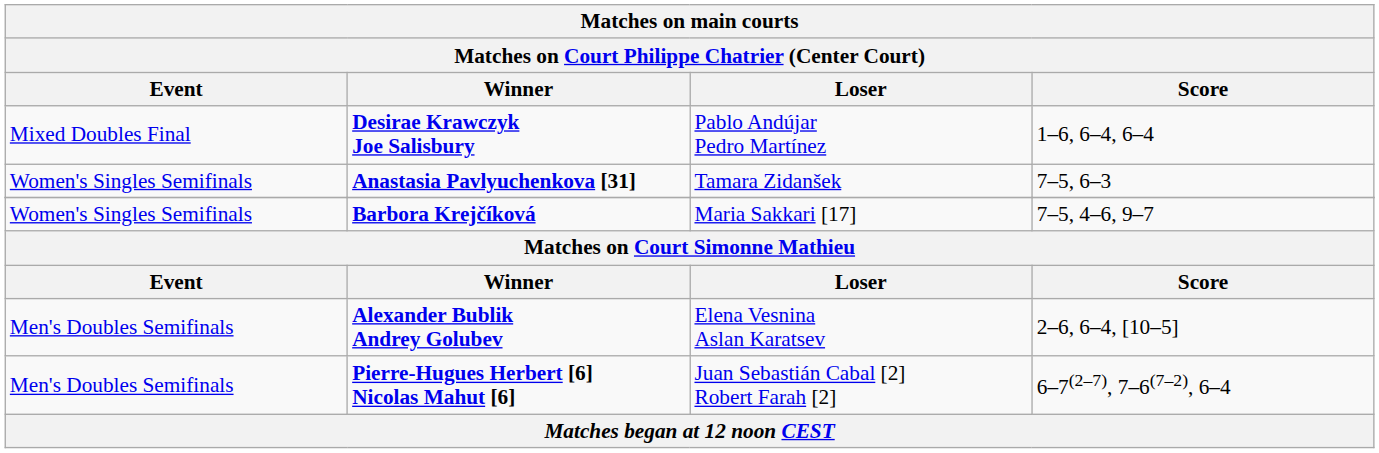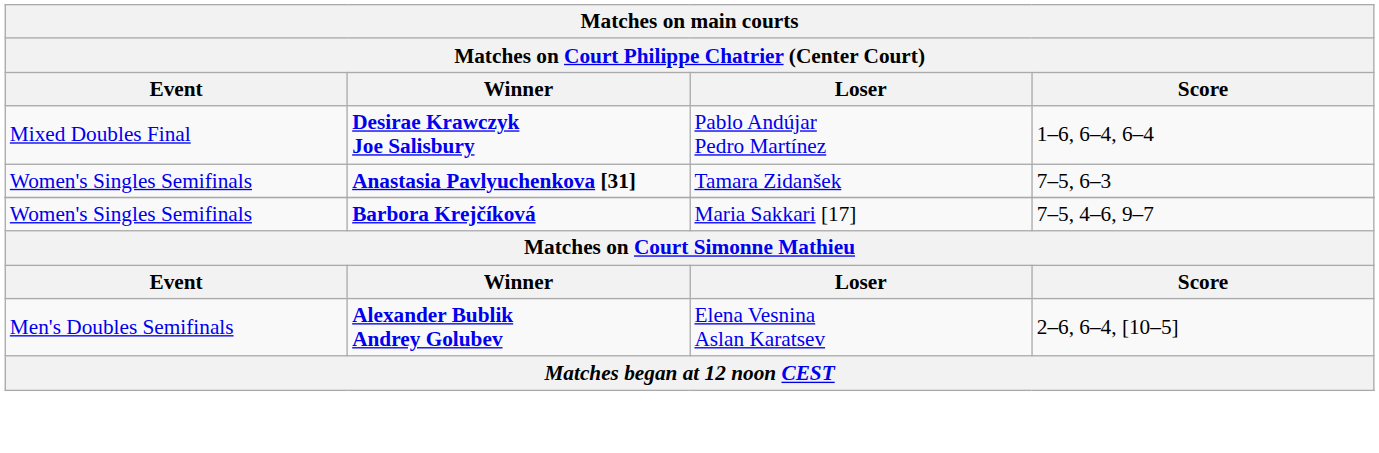- row: (472, 384)
